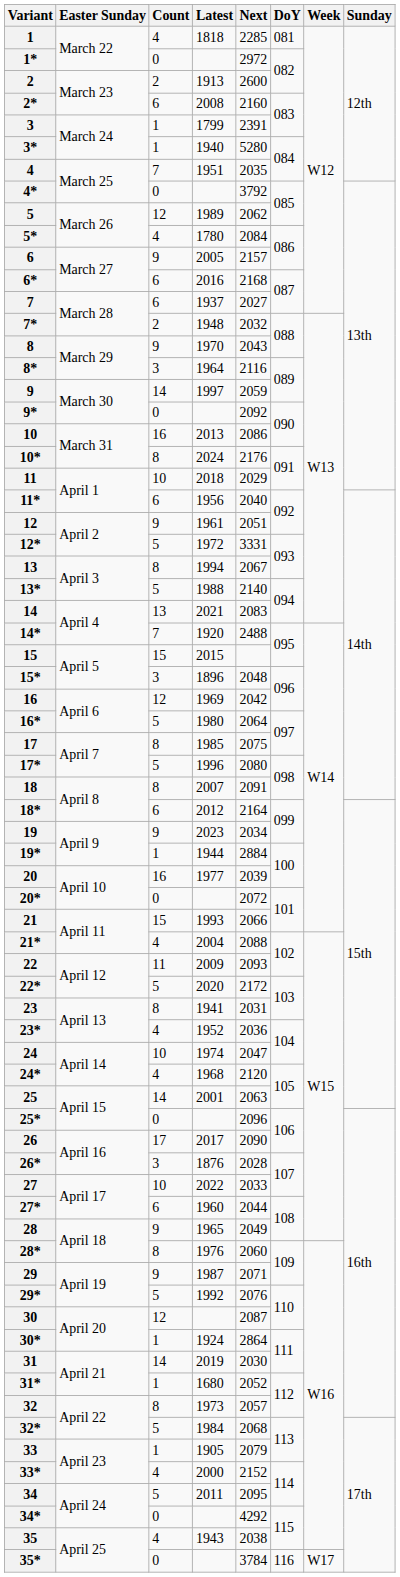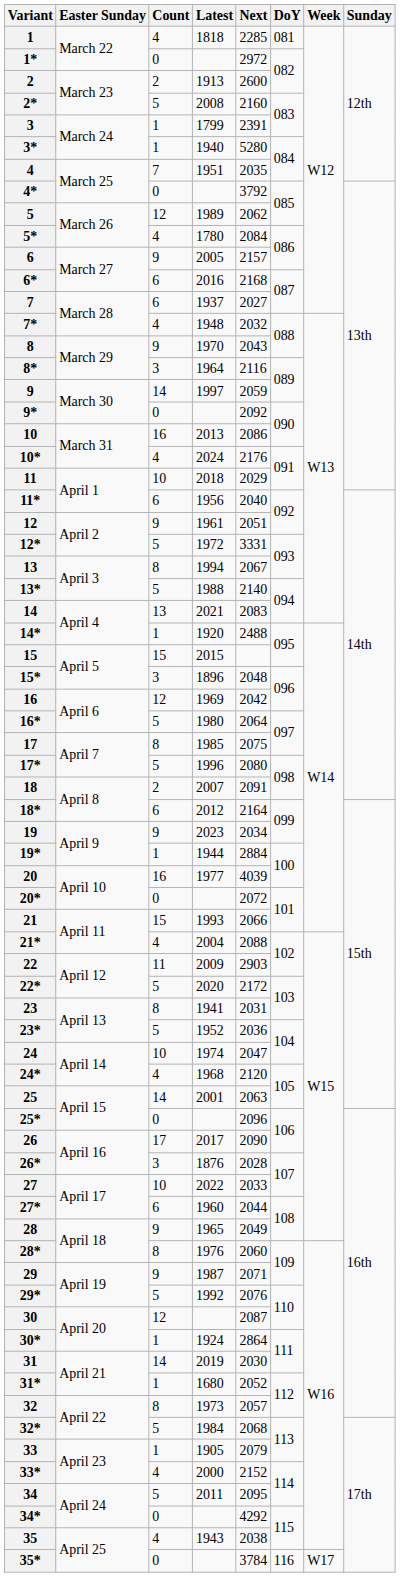(156, 103) 6 -> (156, 103) 5
(156, 324) 2 -> (156, 324) 4
(156, 457) 8 -> (156, 457) 4
(156, 633) 7 -> (156, 633) 1
(156, 788) 8 -> (156, 788) 2
(253, 876) 2039 -> (253, 876) 4039
(253, 964) 2093 -> (253, 964) 2903
(156, 1031) 4 -> (156, 1031) 5
